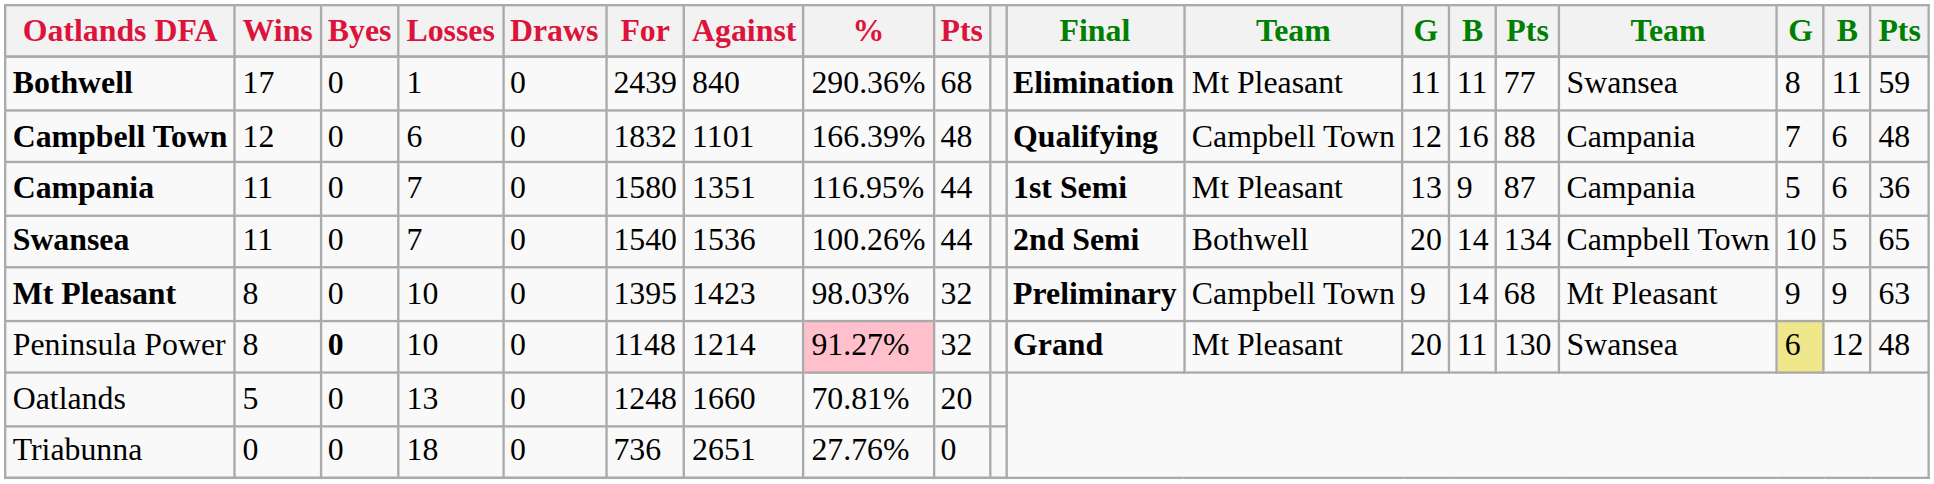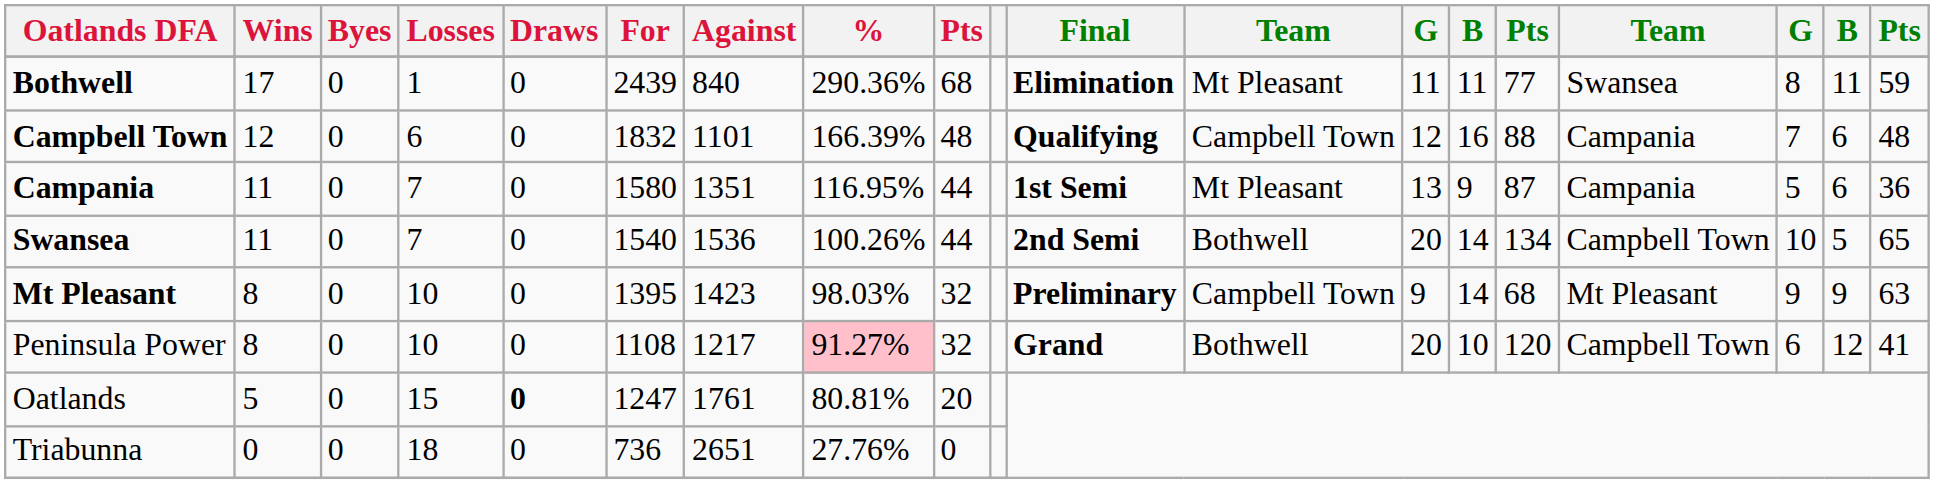(336, 345) bold -> (336, 345) normal
(645, 345) 1148 -> (645, 345) 1108
(724, 345) 1214 -> (724, 345) 1217
(1267, 345) Mt Pleasant -> (1250, 345) Bothwell
(1472, 345) 11 -> (1473, 345) 10
(1528, 345) 130 -> (1528, 345) 120
(1622, 345) Swansea -> (1668, 345) Campbell Town
(1793, 345) khaki background -> (1793, 345) no background
(1894, 345) 48 -> (1894, 345) 41
(422, 397) 13 -> (422, 397) 15
(518, 397) normal -> (518, 397) bold
(645, 397) 1248 -> (645, 397) 1247
(724, 397) 1660 -> (724, 397) 1761
(860, 397) 70.81% -> (860, 397) 80.81%
